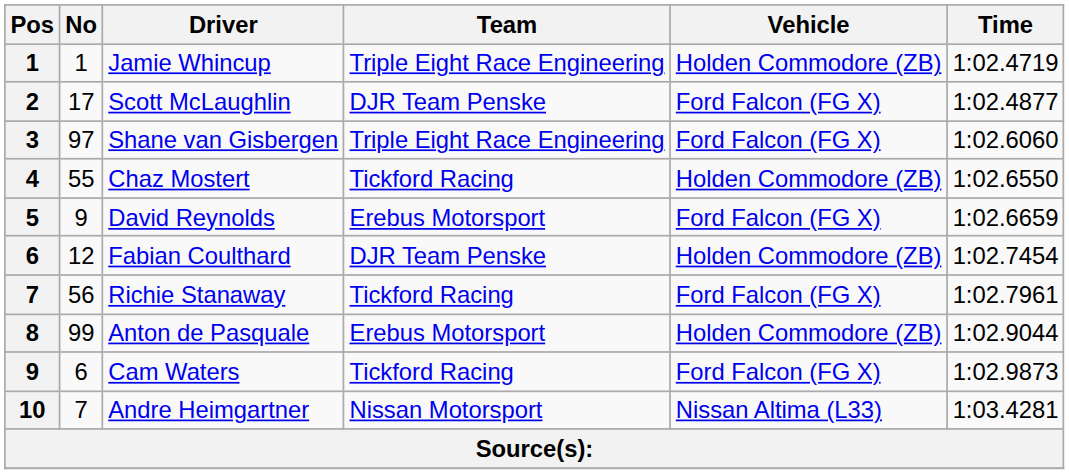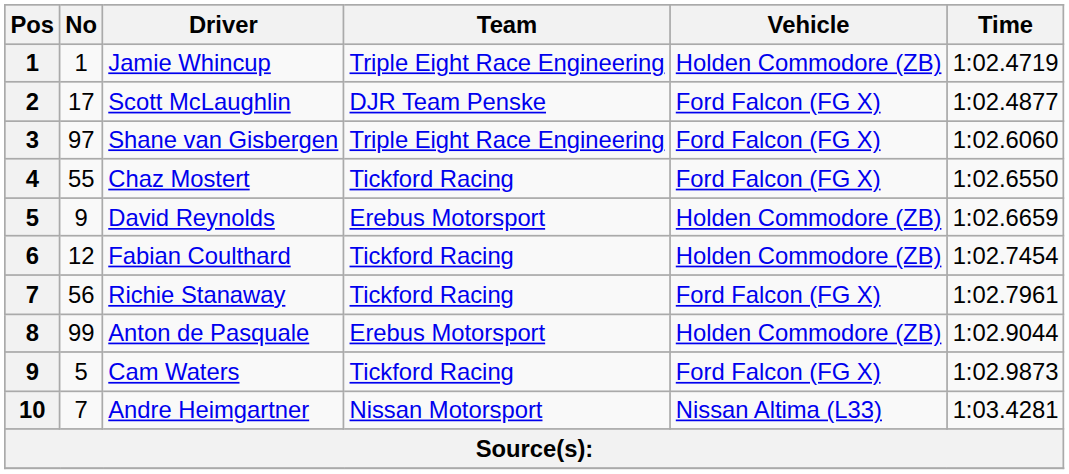(809, 178) Holden Commodore (ZB) -> (778, 178) Ford Falcon (FG X)
(778, 217) Ford Falcon (FG X) -> (809, 217) Holden Commodore (ZB)
(448, 256) DJR Team Penske -> (432, 256) Tickford Racing
(81, 371) 6 -> (81, 371) 5
